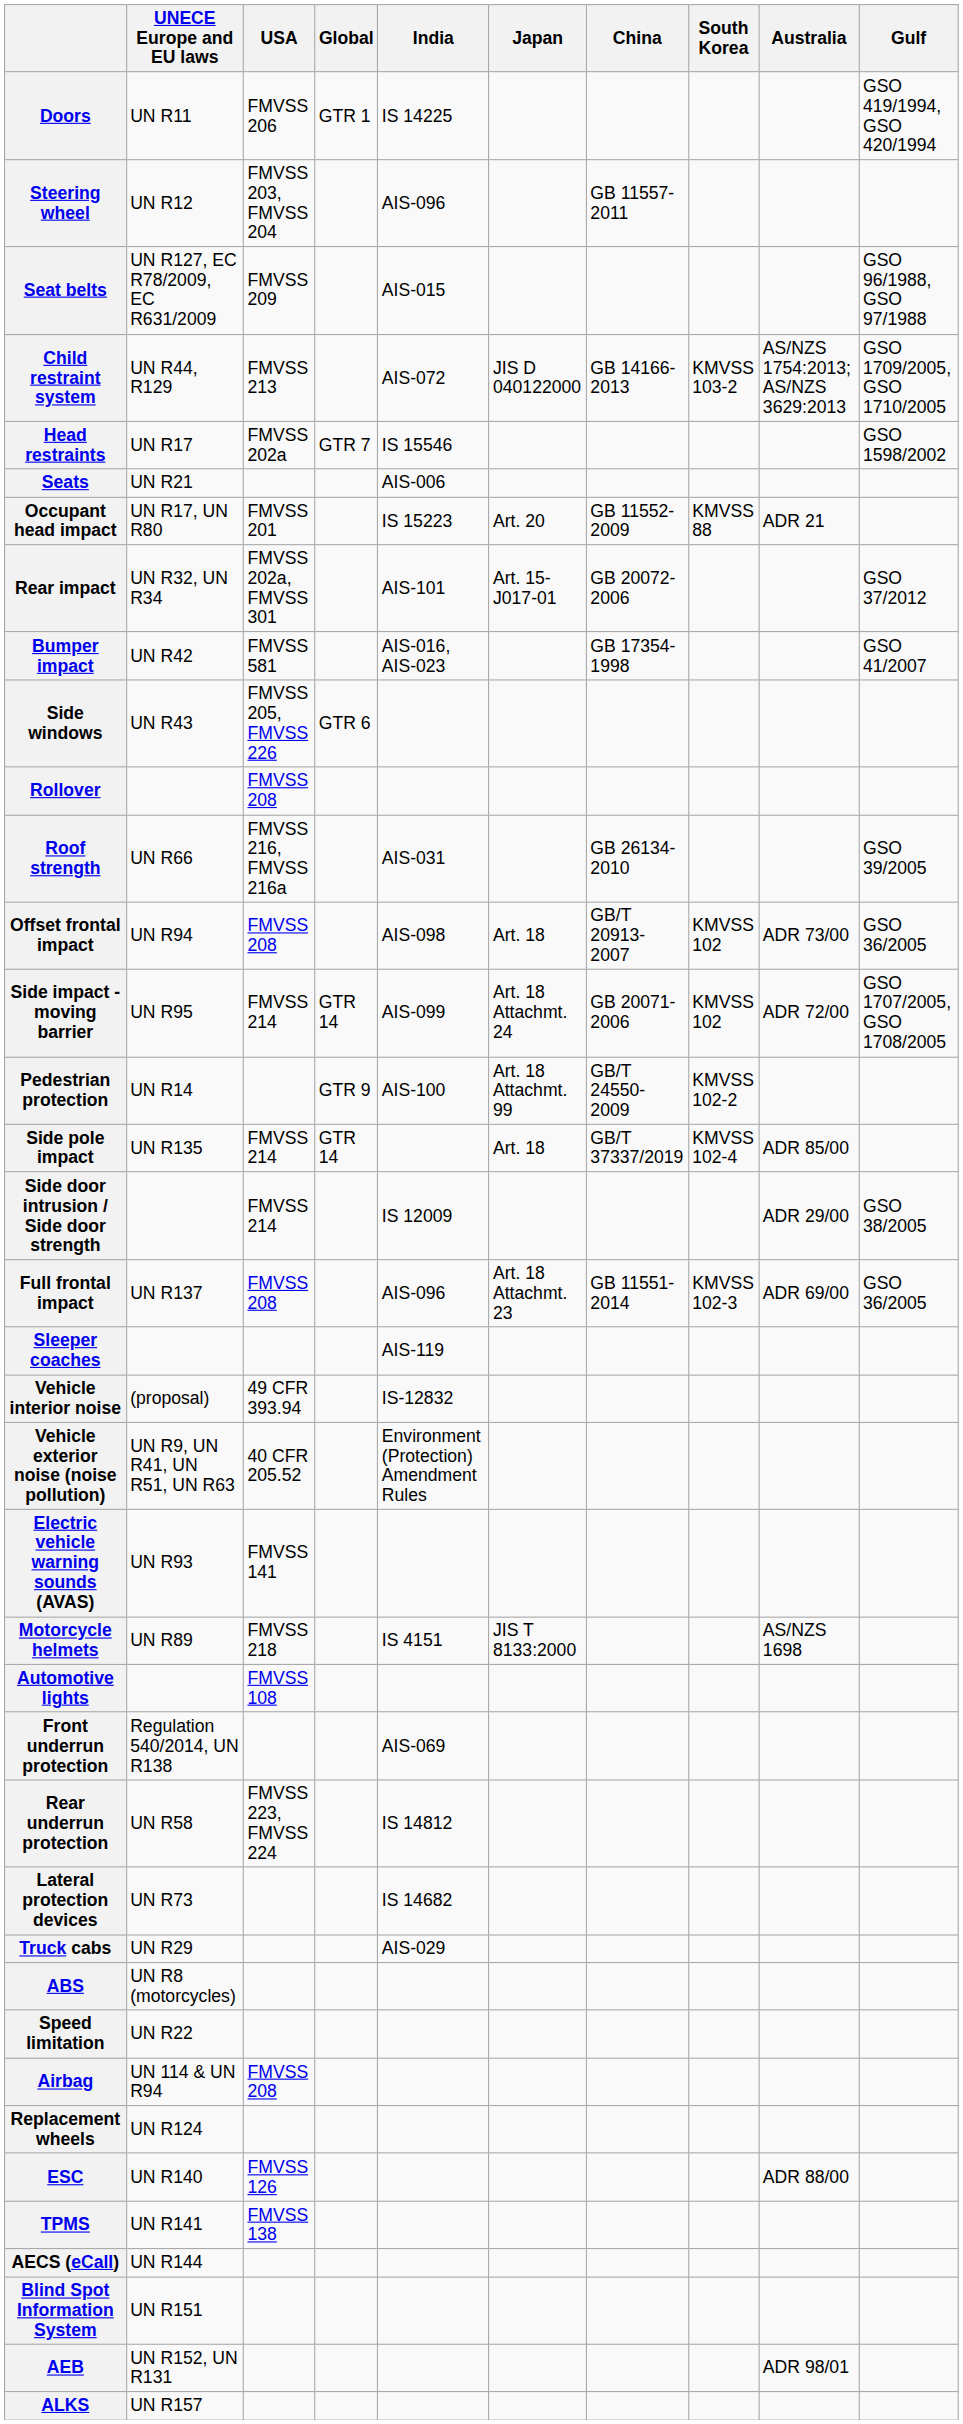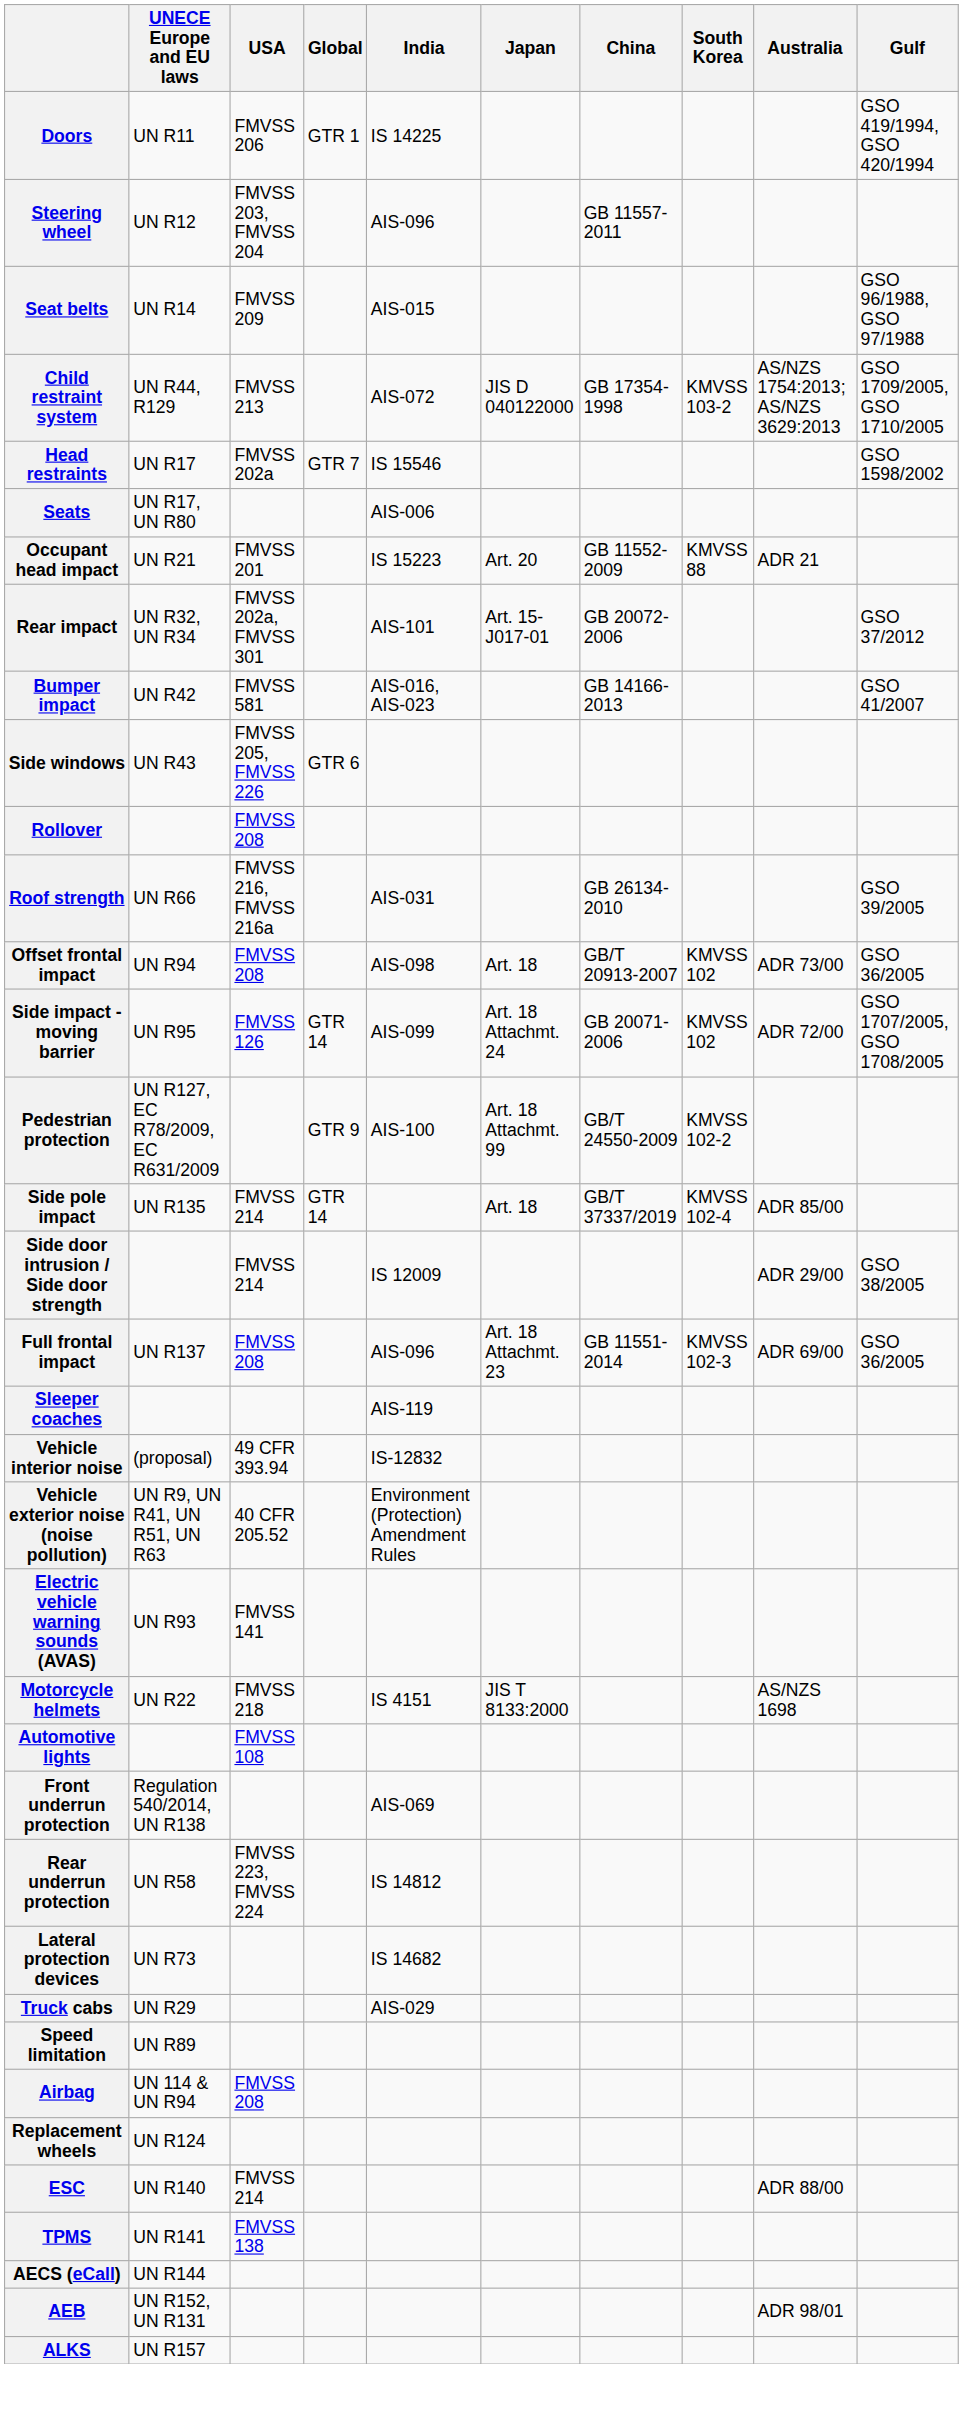(183, 290) UN R127, EC R78/2009, EC R631/2009 -> (164, 310) UN R14
(633, 377) GB 14166-2013 -> (626, 397) GB 17354-1998
(161, 482) UN R21 -> (167, 512) UN R17, UN R80
(179, 520) UN R17, UN R80 -> (164, 560) UN R21
(633, 655) GB 17354-1998 -> (626, 695) GB 14166-2013
(278, 1013) FMVSS 214 -> (265, 1032) FMVSS 126
(161, 1090) UN R14 -> (176, 1130) UN R127, EC R78/2009, EC R631/2009
(161, 1640) UN R89 -> (164, 1699) UN R22
- row: (65, 1986)
(161, 2033) UN R22 -> (164, 2045) UN R89
(278, 2177) FMVSS 126 -> (265, 2188) FMVSS 214
- row: (65, 2310)
